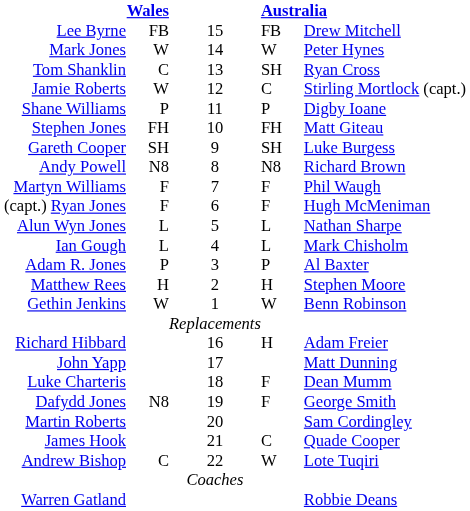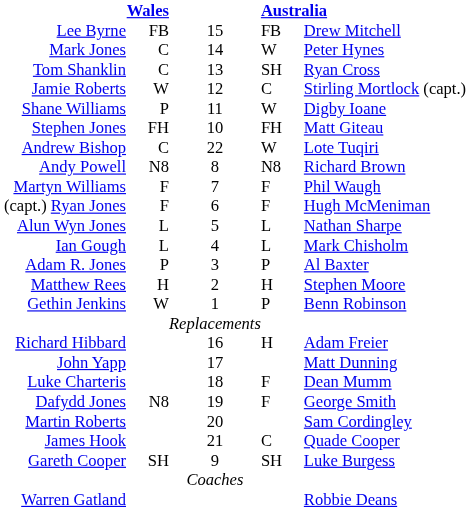(161, 49) W -> (163, 49) C
(265, 108) P -> (269, 108) W
rows swapped: (77, 147) <-> (74, 460)
(269, 303) W -> (265, 303) P
